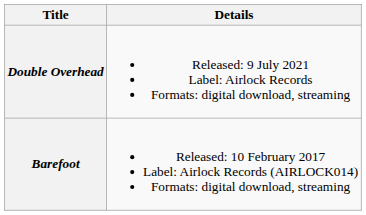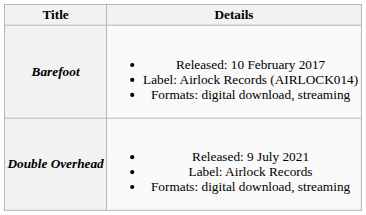rows swapped: (56, 164) <-> (56, 71)
